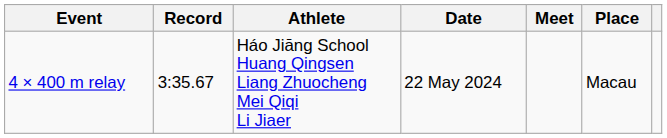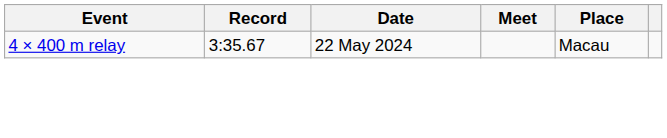- column: (317, 18)
